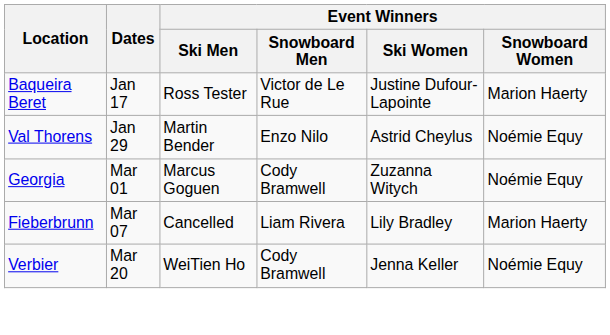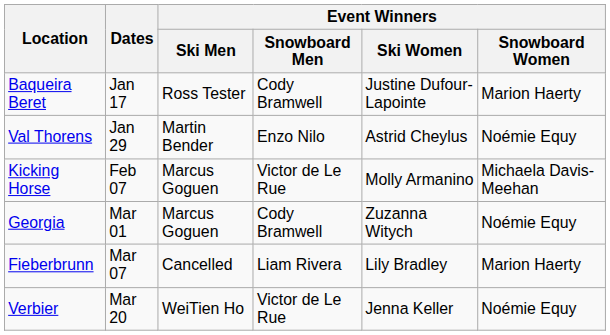(302, 94) Victor de Le Rue -> (290, 94) Cody Bramwell
+ row: (34, 179)
(293, 265) Cody Bramwell -> (299, 308) Victor de Le Rue
